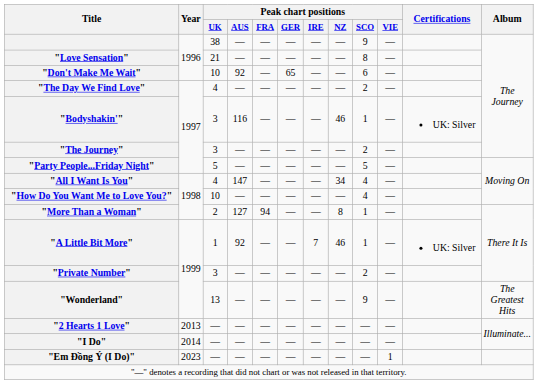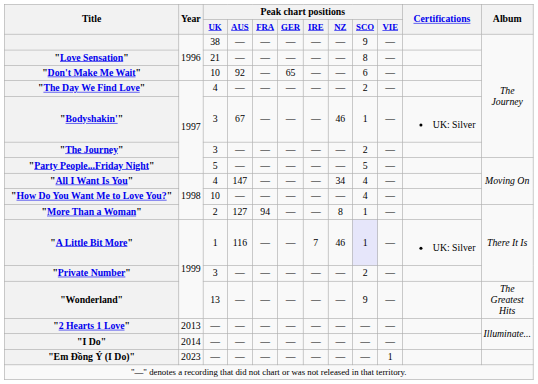(240, 119) 116 -> (240, 119) 67
(240, 242) 92 -> (240, 242) 116
(365, 242) no background -> (365, 242) lavender background
